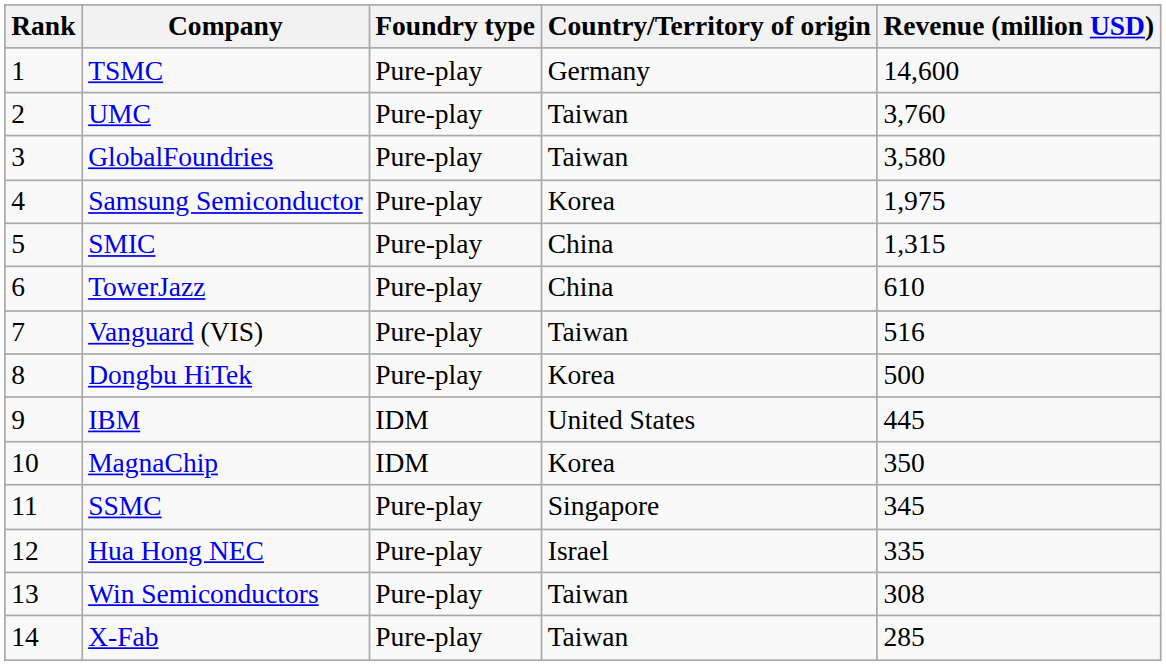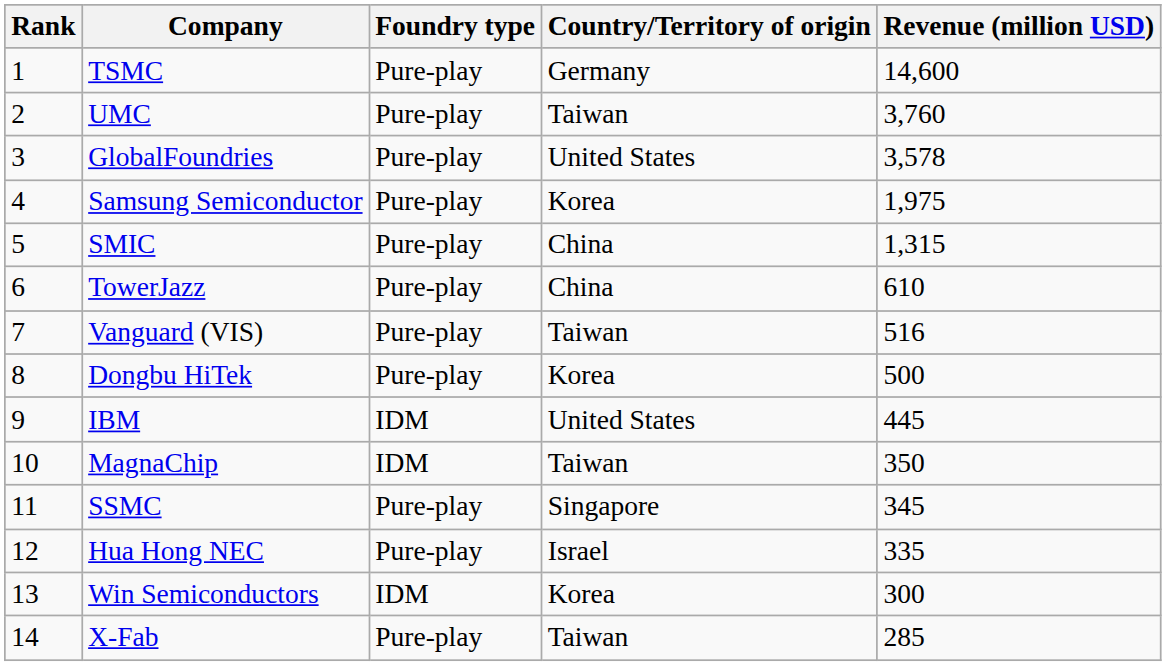(588, 157) Taiwan -> (621, 157) United States
(914, 157) 3,580 -> (914, 157) 3,578
(581, 462) Korea -> (588, 462) Taiwan
(429, 593) Pure-play -> (402, 593) IDM
(588, 593) Taiwan -> (581, 593) Korea
(904, 593) 308 -> (904, 593) 300
